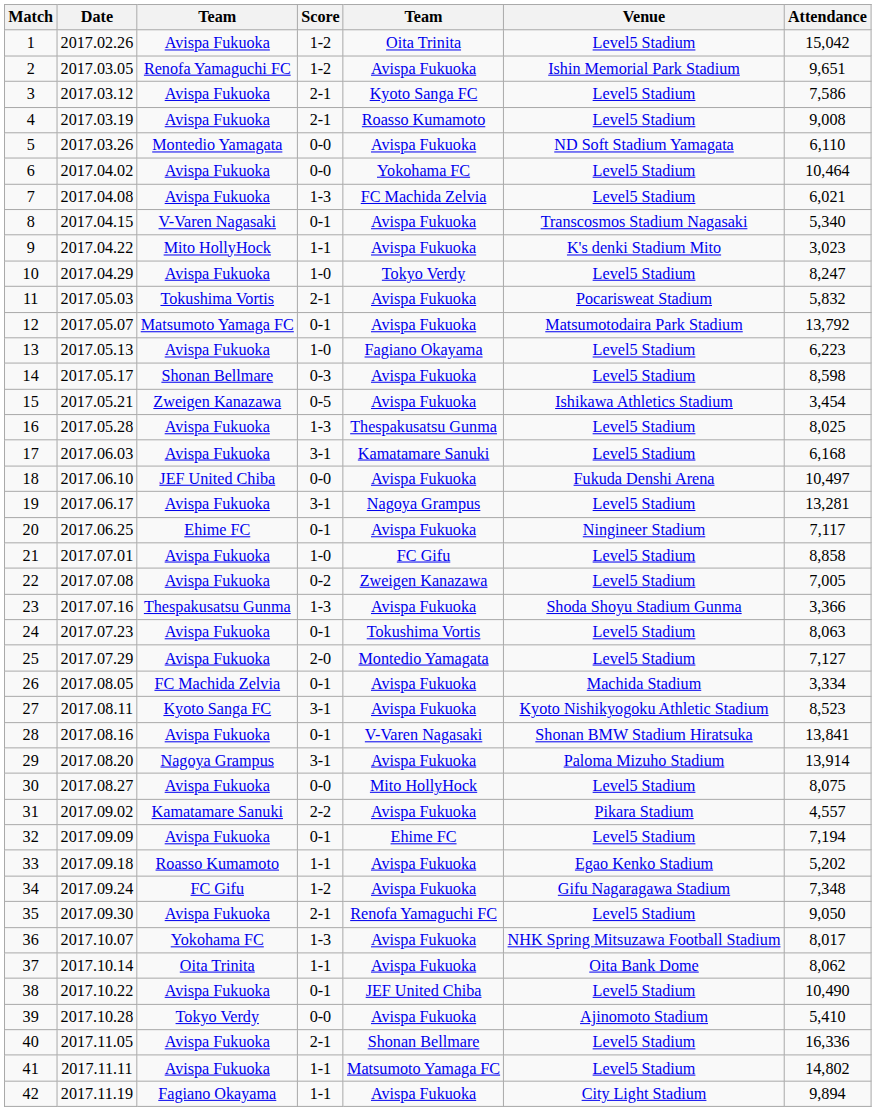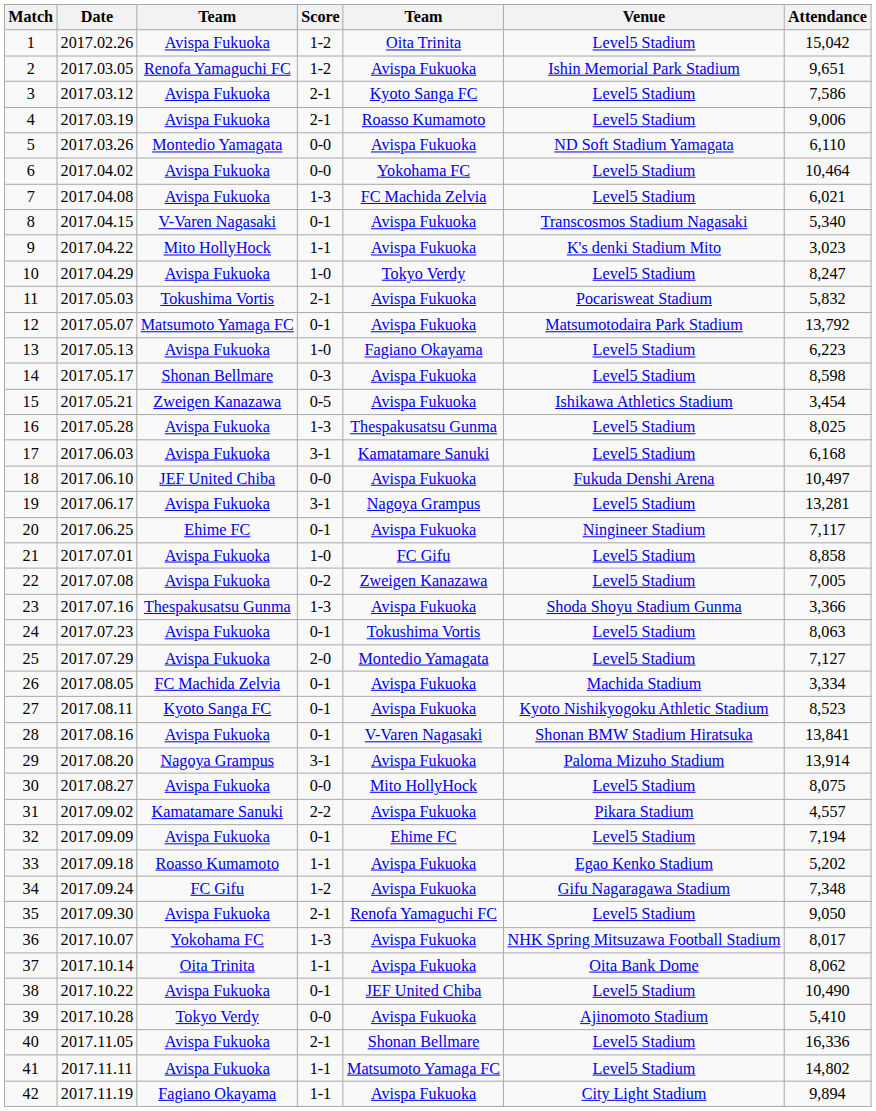(827, 119) 9,008 -> (827, 119) 9,006
(320, 709) 3-1 -> (320, 709) 0-1
